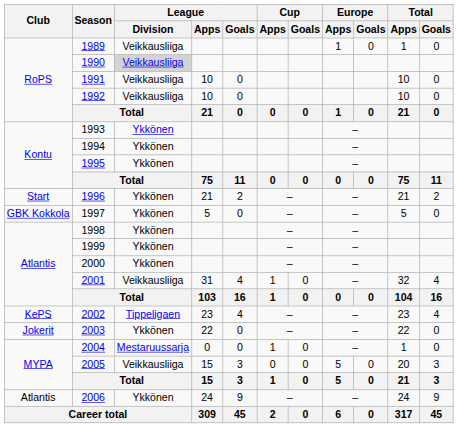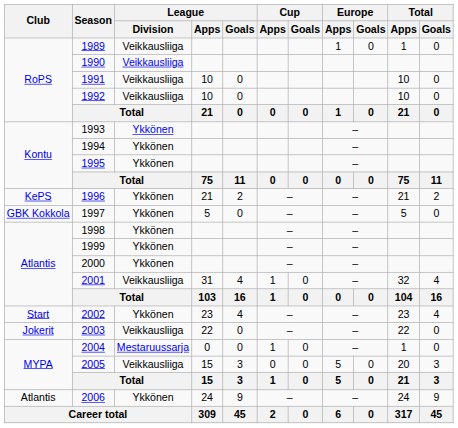(153, 63) lightgrey background -> (153, 63) no background
(38, 197) Start -> (38, 197) KePS
(38, 314) KePS -> (38, 314) Start
(153, 314) Tippeligaen -> (153, 314) Ykkönen
(153, 331) Ykkönen -> (153, 331) Veikkausliiga
